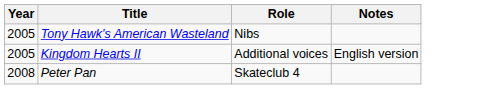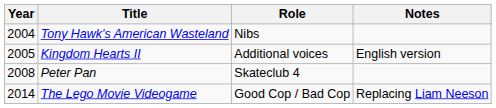(21, 34) 2005 -> (21, 34) 2004
+ row: (119, 93)
